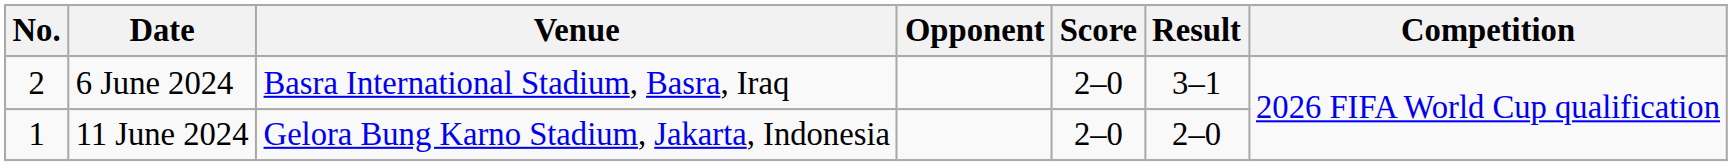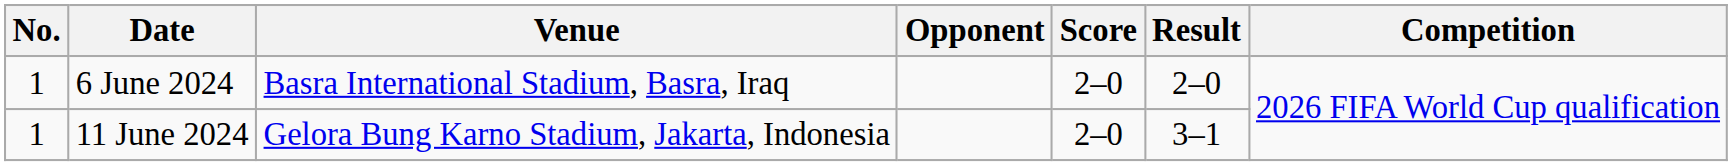(37, 82) 2 -> (37, 82) 1
(1197, 82) 3–1 -> (1197, 82) 2–0
(1197, 133) 2–0 -> (1197, 133) 3–1
